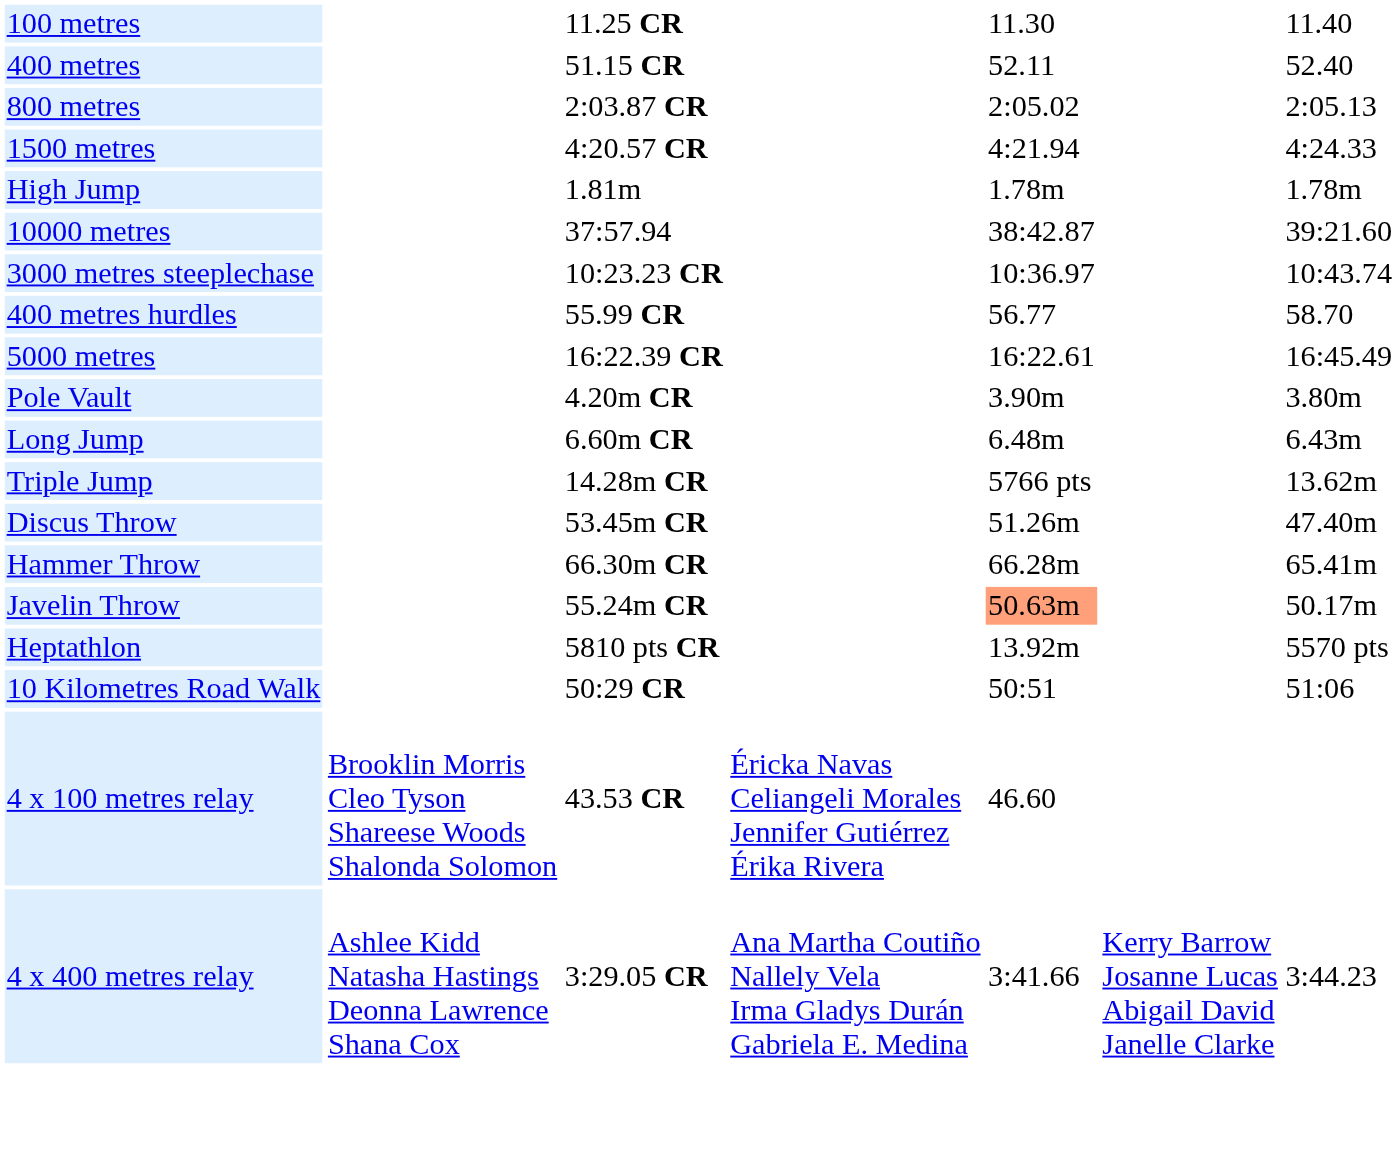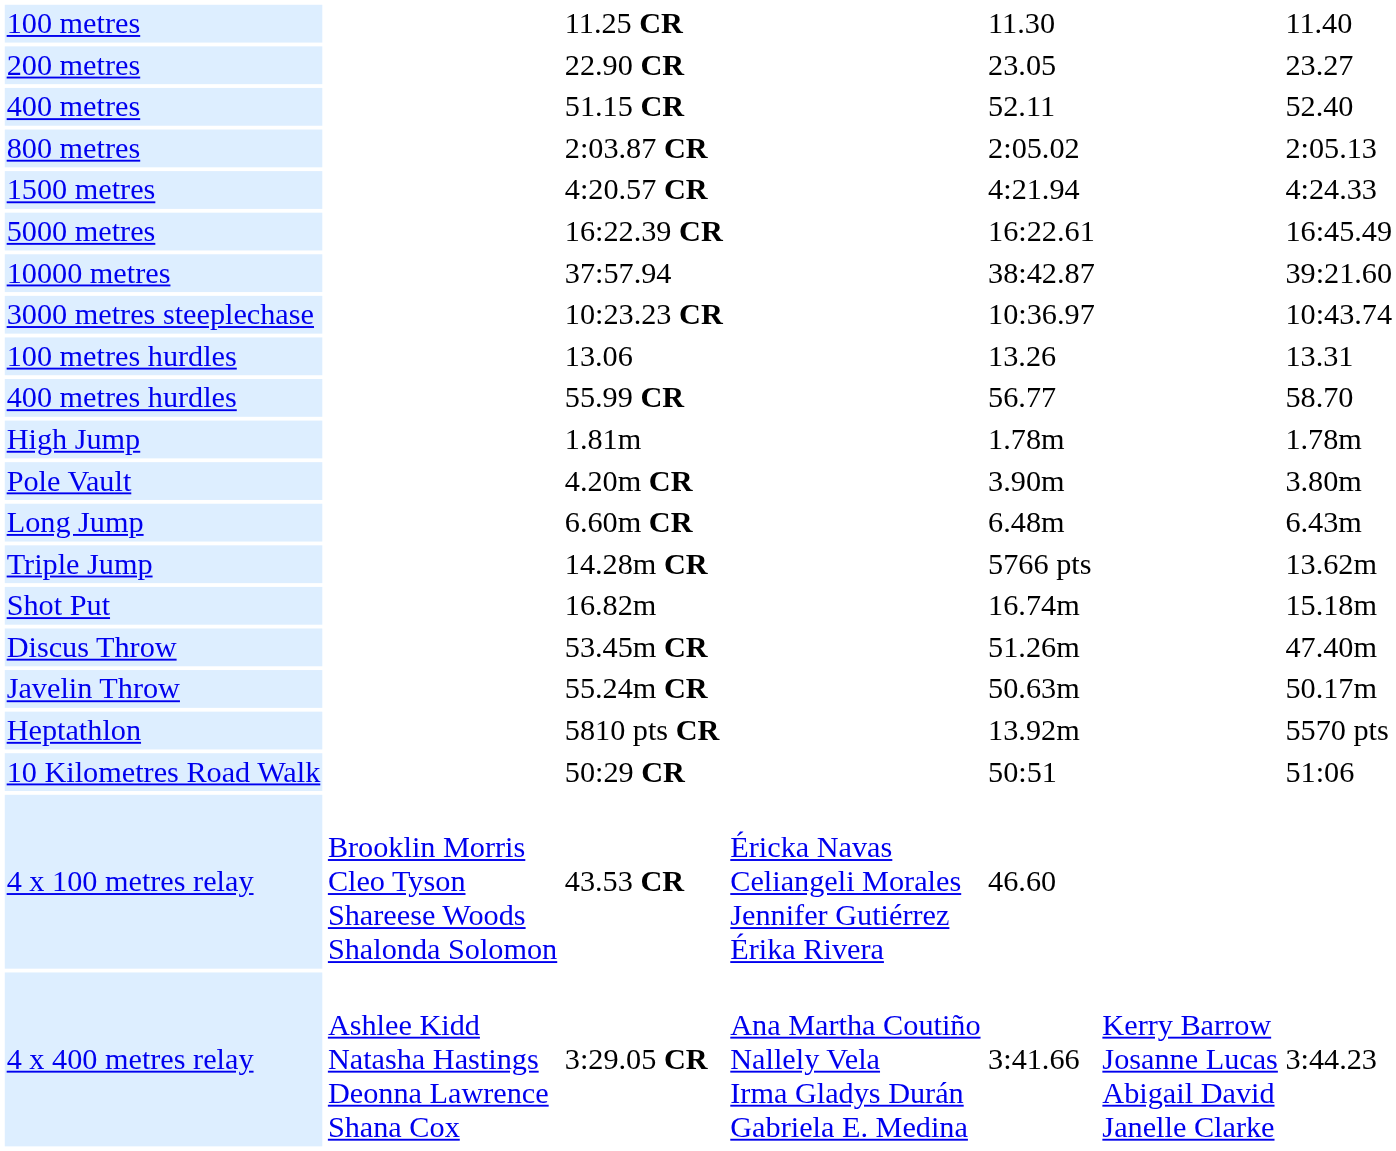+ row: (73, 64)
rows swapped: (81, 355) <-> (73, 189)
+ row: (122, 355)
+ row: (58, 605)
- row: (103, 563)
(1034, 605) lightsalmon background -> (1034, 688) no background
